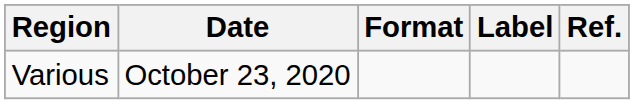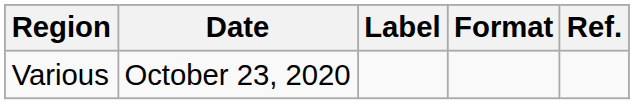columns swapped: (414, 27) <-> (515, 27)
